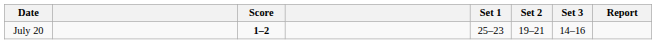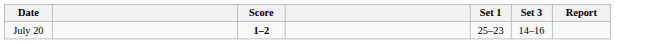- column: (531, 13)
